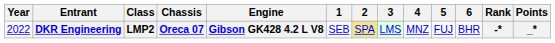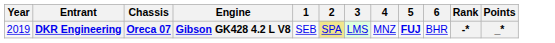- column: (140, 13)
(19, 30) 2022 -> (19, 30) 2019
(443, 30) normal -> (411, 30) bold
